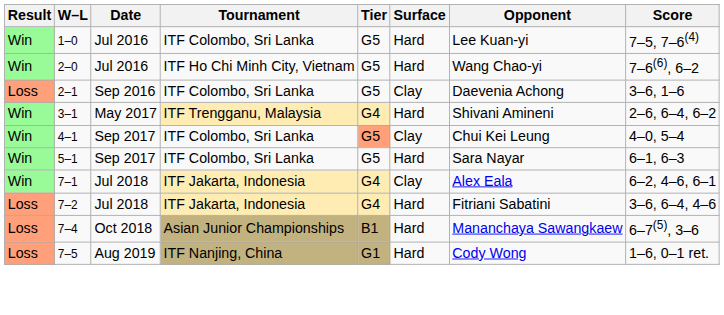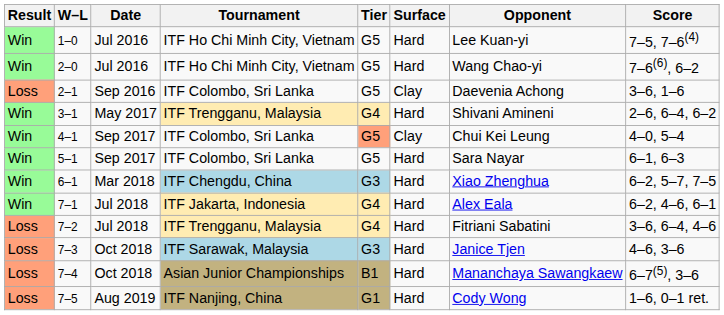(239, 40) ITF Colombo, Sri Lanka -> (259, 40) ITF Ho Chi Minh City, Vietnam
+ row: (68, 182)
(408, 181) Clay -> (409, 204) Hard
(234, 204) ITF Jakarta, Indonesia -> (242, 226) ITF Trengganu, Malaysia
+ row: (68, 250)
